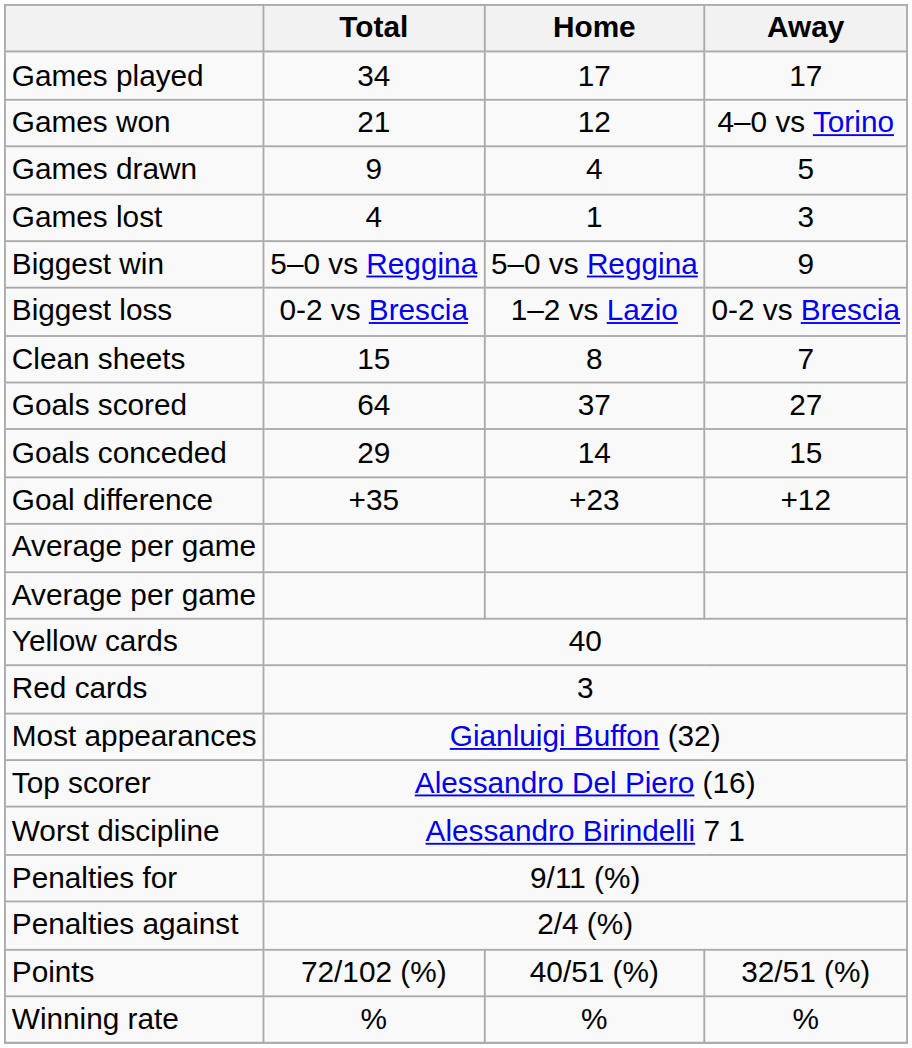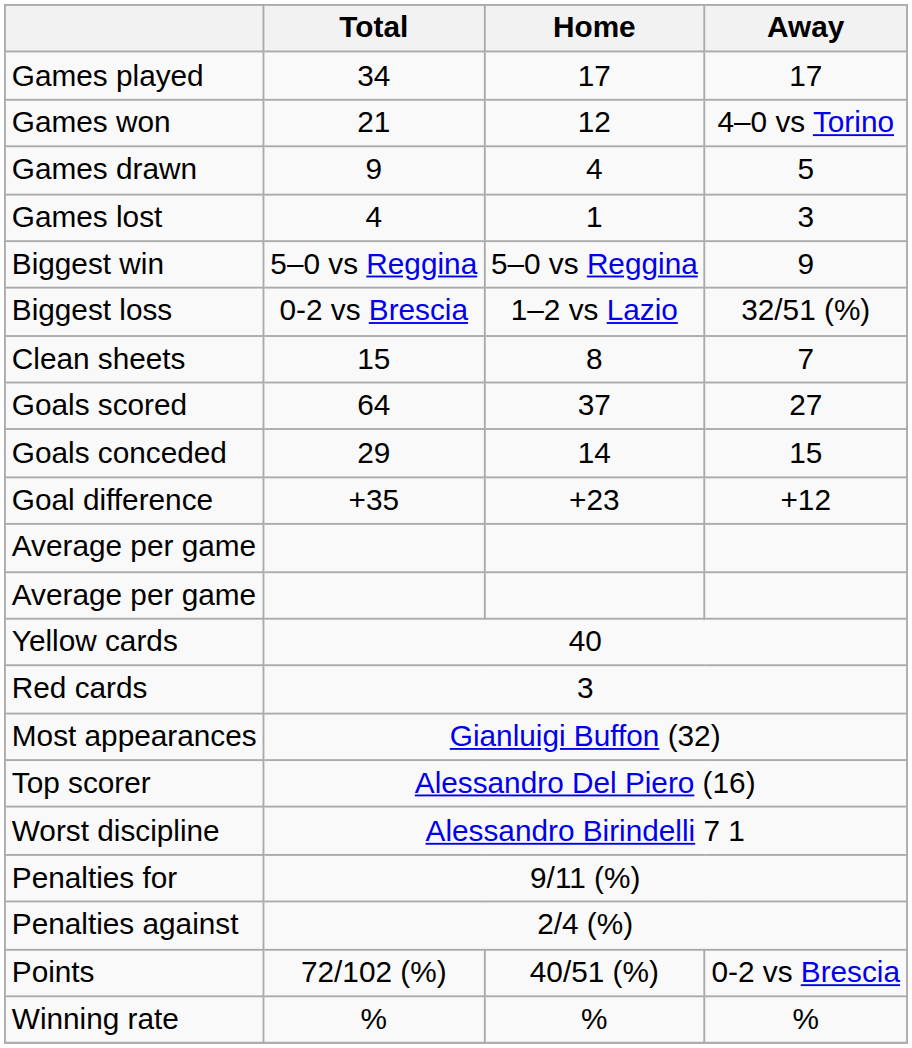(806, 311) 0-2 vs Brescia -> (806, 311) 32/51 (%)
(806, 972) 32/51 (%) -> (806, 972) 0-2 vs Brescia
